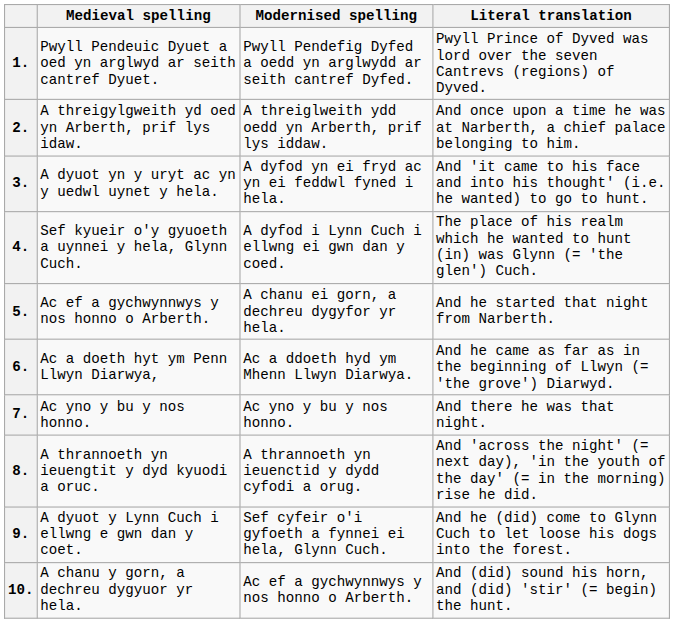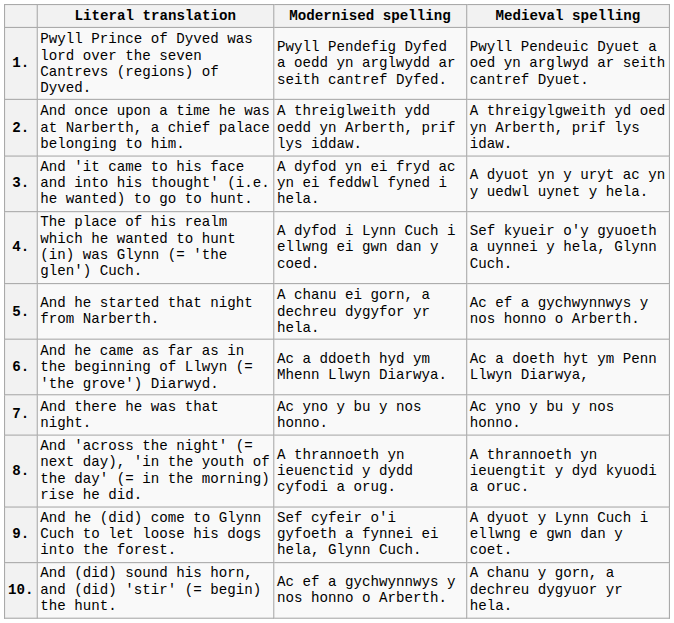columns swapped: (138, 16) <-> (551, 16)
